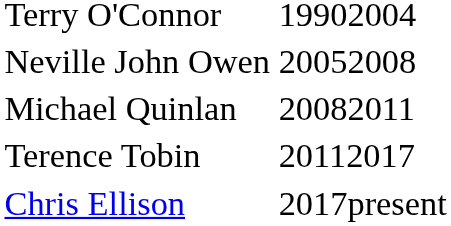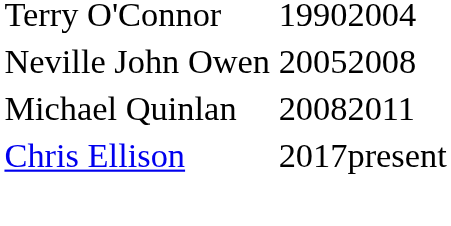- row: (102, 156)
